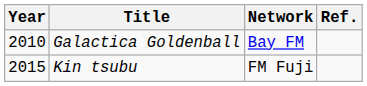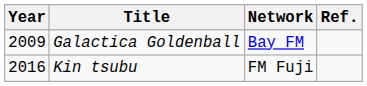(27, 43) 2010 -> (27, 43) 2009
(27, 68) 2015 -> (27, 68) 2016
